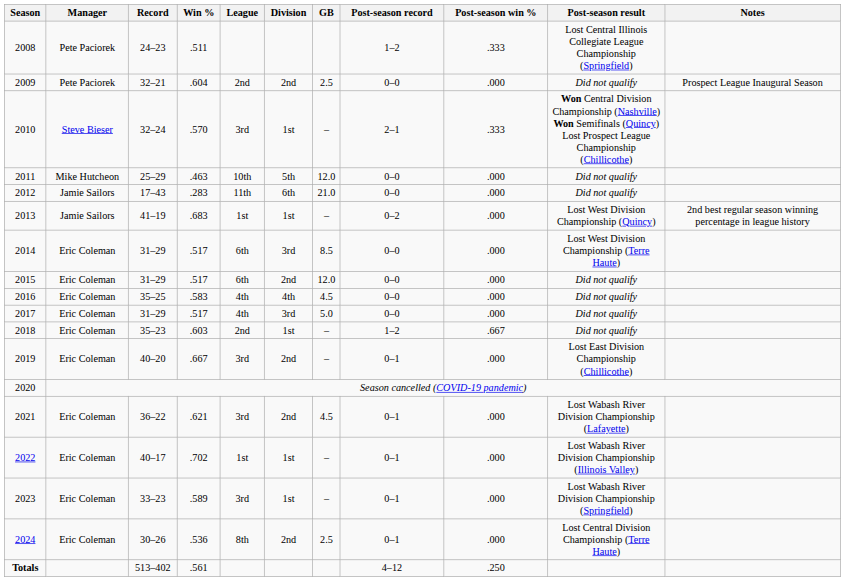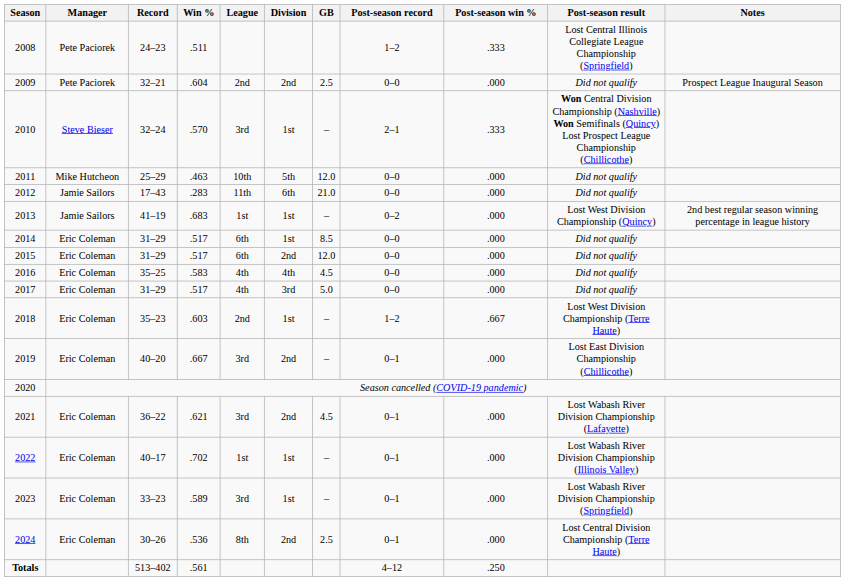(289, 251) 3rd -> (289, 239) 1st
(606, 251) Lost West Division Championship (Terre Haute) -> (606, 239) Did not qualify
(606, 330) Did not qualify -> (606, 318) Lost West Division Championship (Terre Haute)
